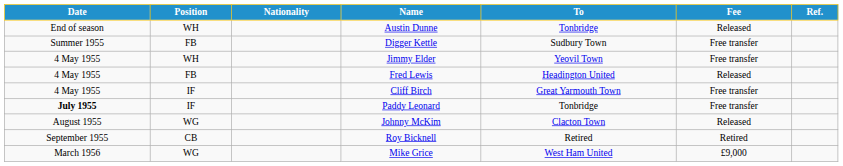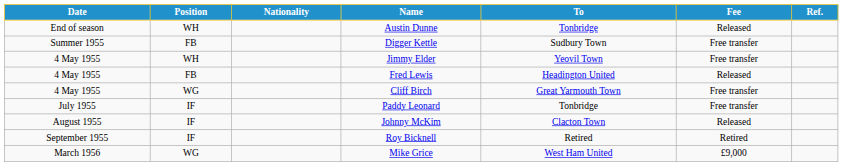(191, 91) IF -> (191, 91) WG
(77, 106) bold -> (77, 106) normal
(191, 122) WG -> (191, 122) IF
(191, 138) CB -> (191, 138) IF
